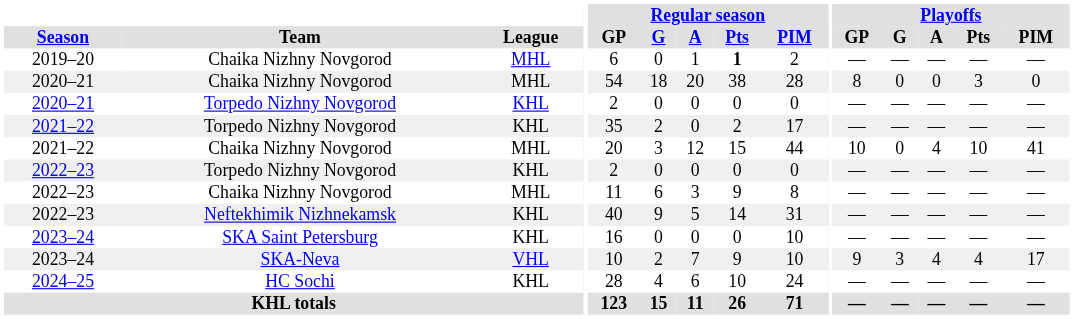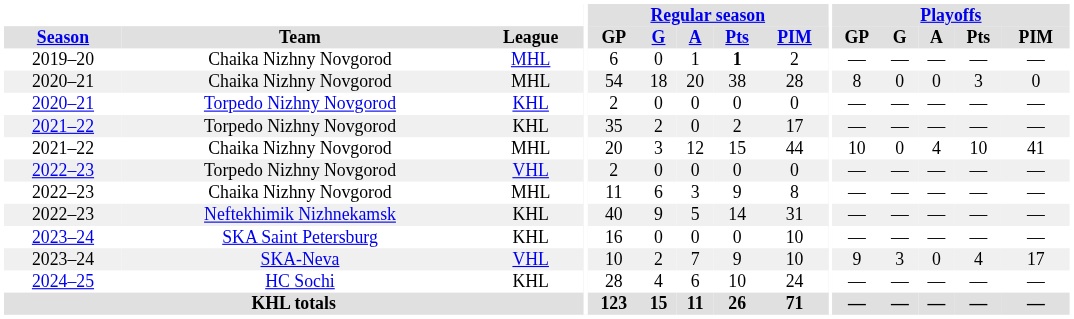(531, 170) KHL -> (531, 170) VHL
(936, 259) 4 -> (936, 259) 0
